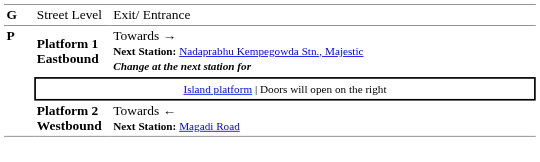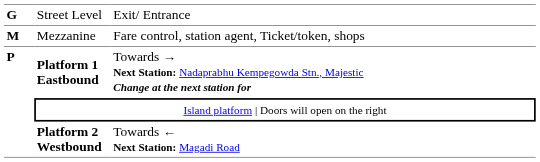+ row: (66, 36)
